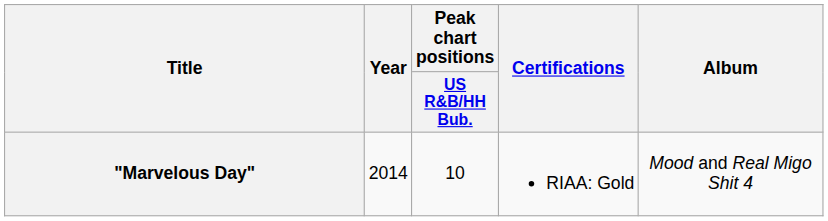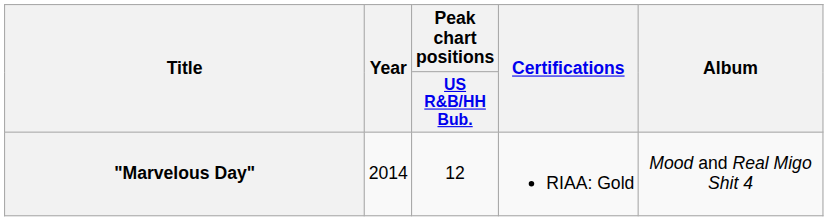(455, 173) 10 -> (455, 173) 12
